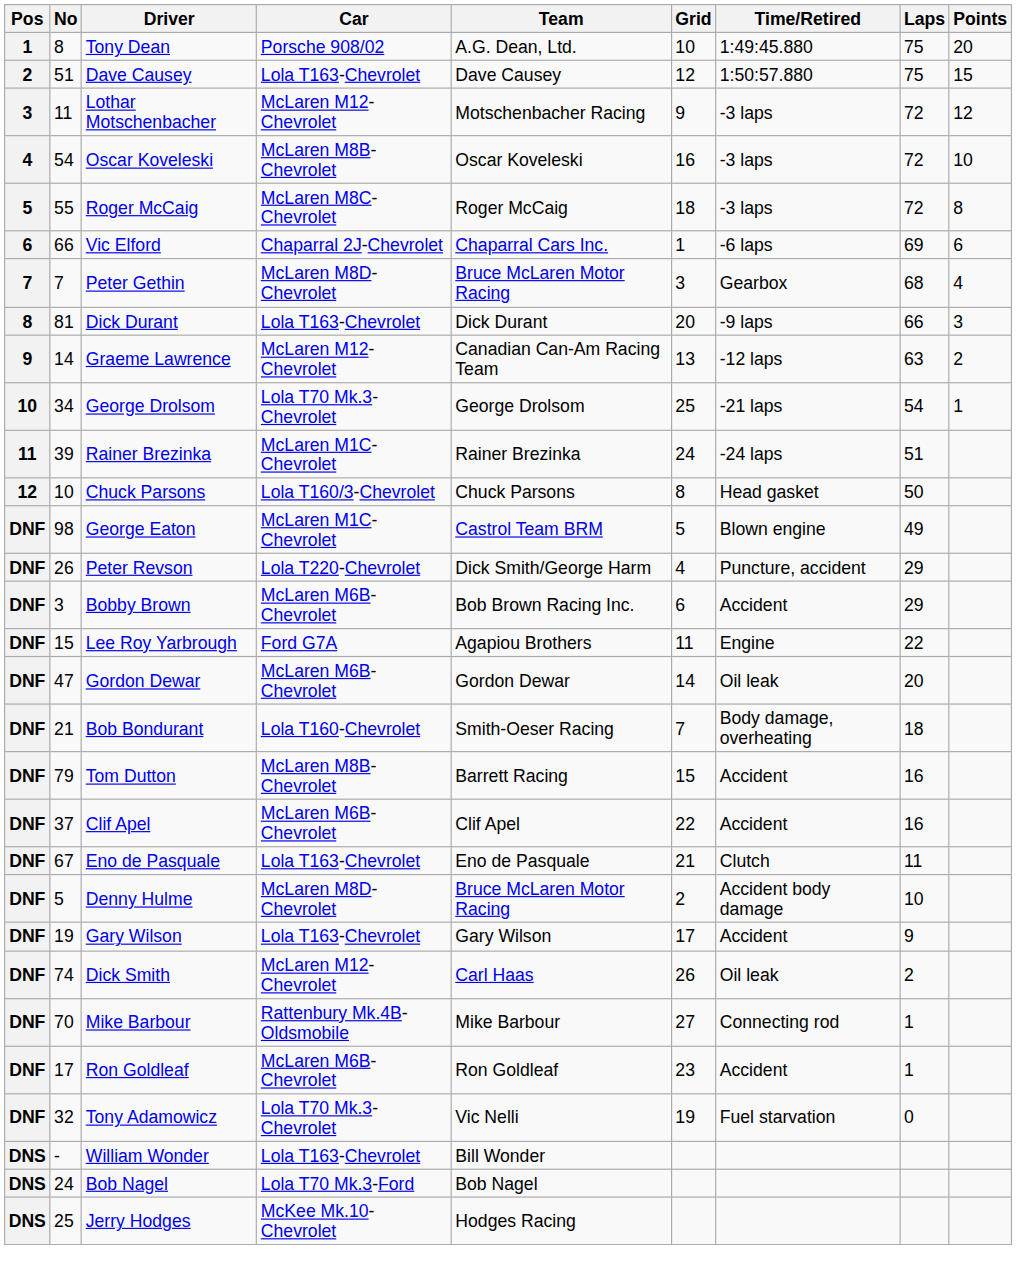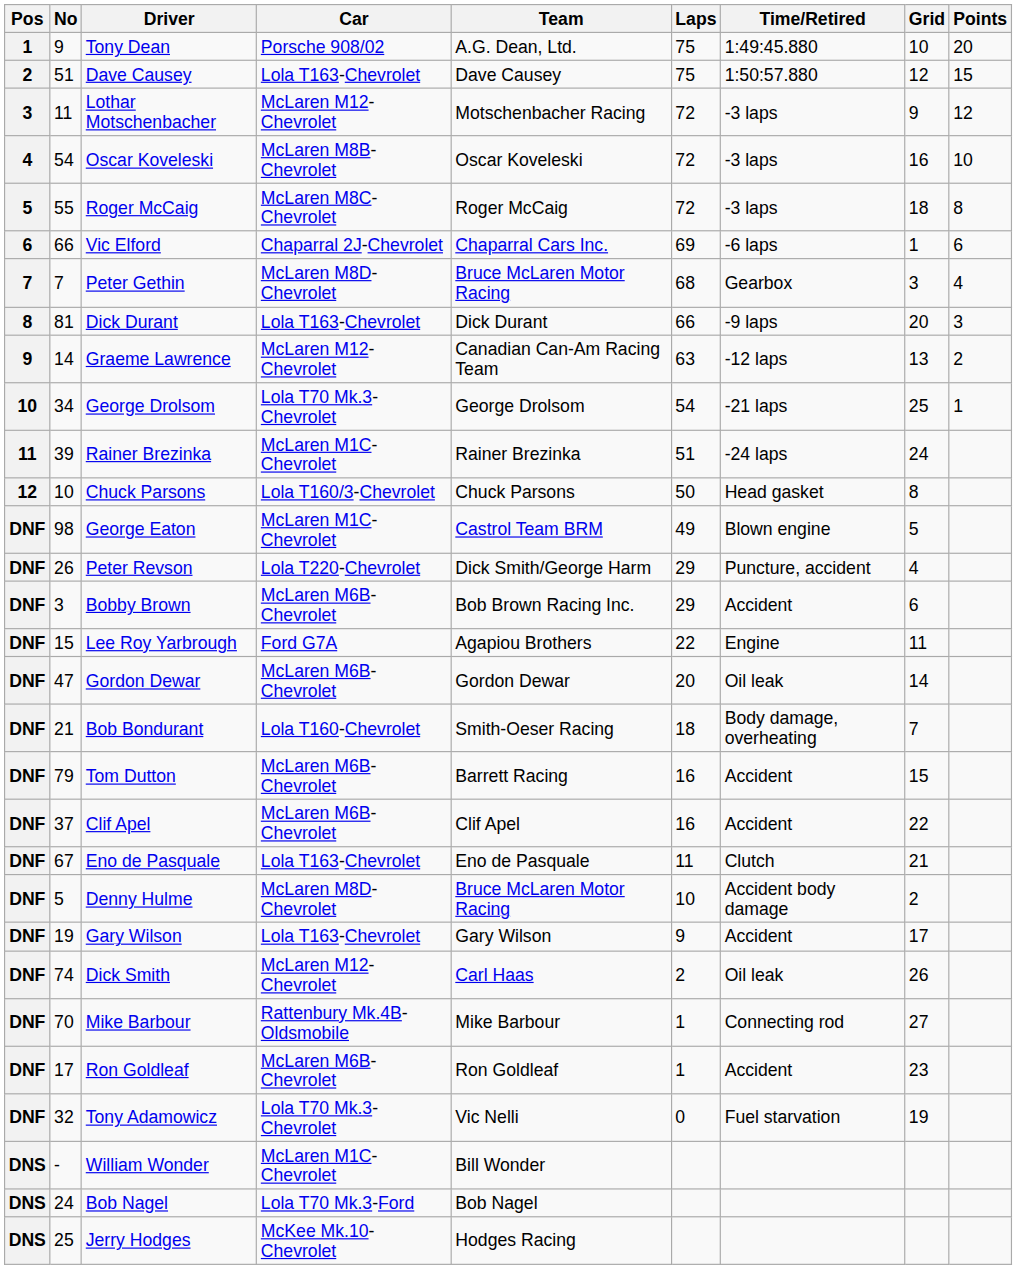columns swapped: (925, 19) <-> (693, 19)
(59, 47) 8 -> (59, 47) 9
(319, 776) McLaren M8B-Chevrolet -> (319, 776) McLaren M6B-Chevrolet
(341, 1155) Lola T163-Chevrolet -> (319, 1165) McLaren M1C-Chevrolet
